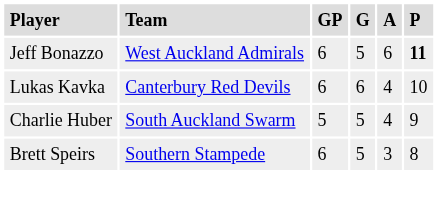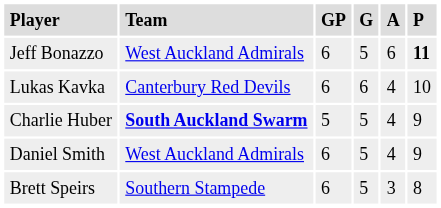(210, 120) normal -> (216, 120) bold
+ row: (57, 154)
